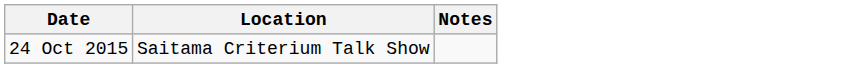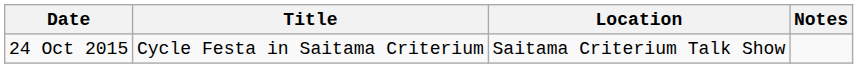+ column: (310, 19)
